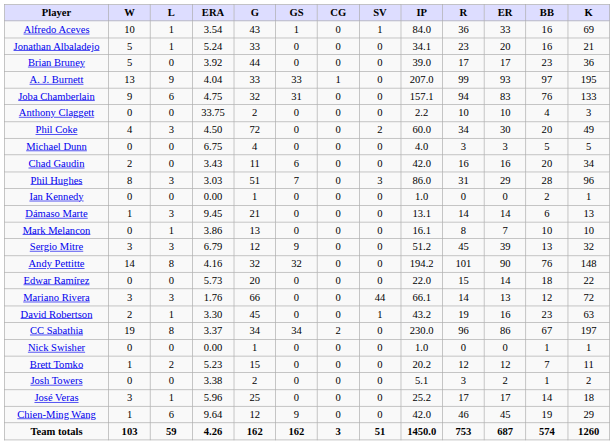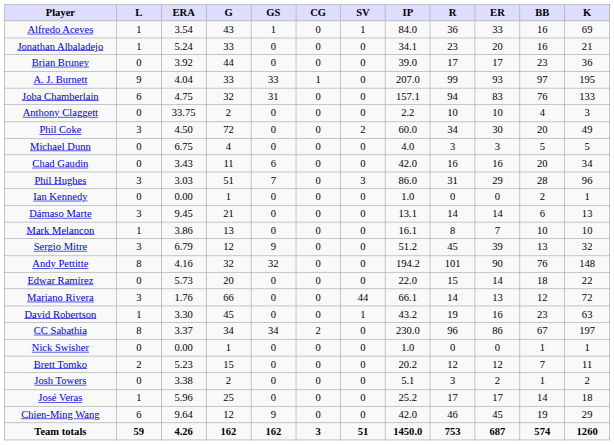- column: (130, 12)
